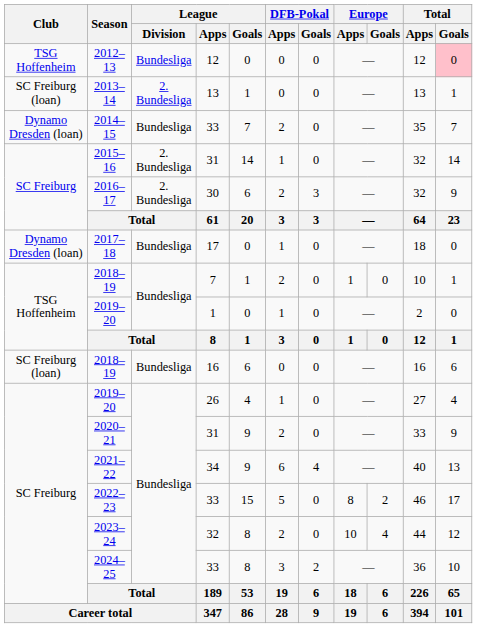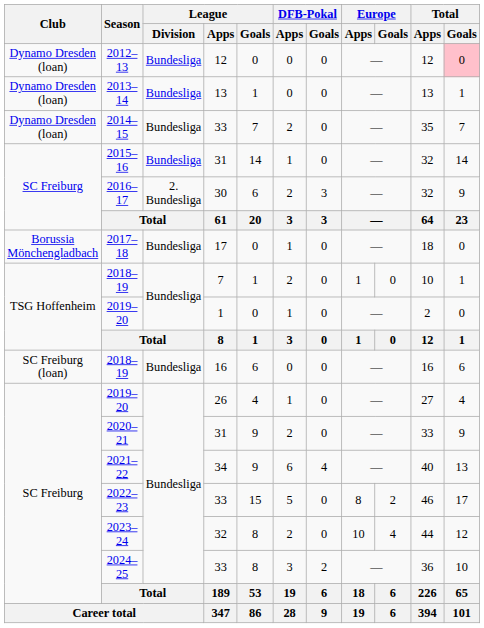(46, 60) TSG Hoffenheim -> (53, 60) Dynamo Dresden (loan)
(46, 93) SC Freiburg (loan) -> (53, 93) Dynamo Dresden (loan)
(164, 93) 2. Bundesliga -> (174, 93) Bundesliga
(164, 160) 2. Bundesliga -> (174, 160) Bundesliga
(46, 246) Dynamo Dresden (loan) -> (53, 246) Borussia Mönchengladbach
